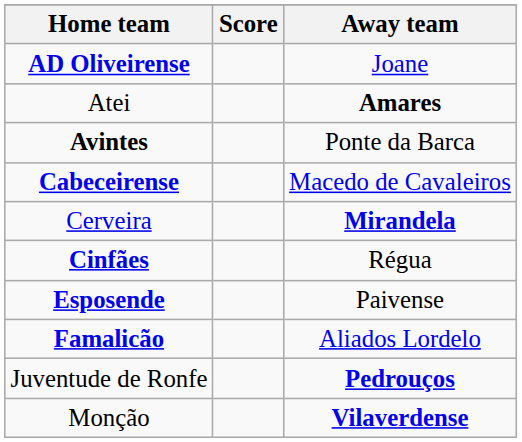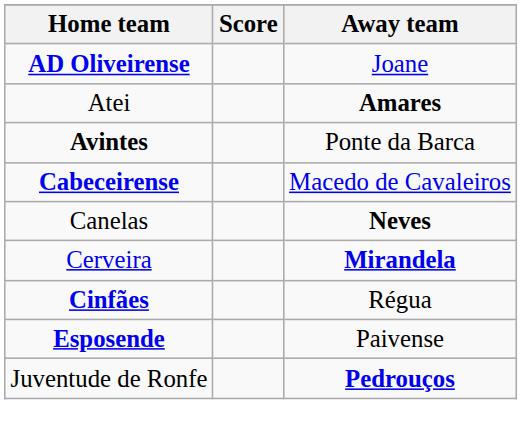+ row: (109, 220)
- row: (109, 338)
- row: (109, 417)
